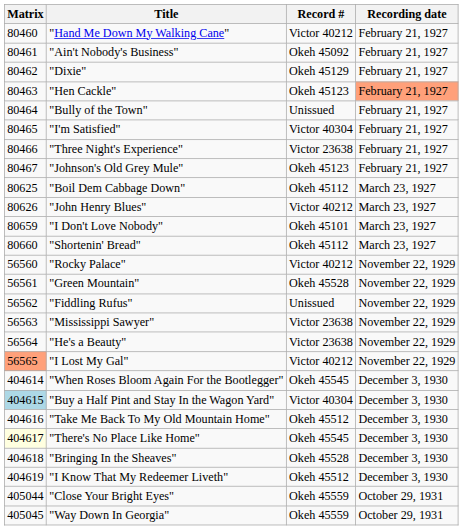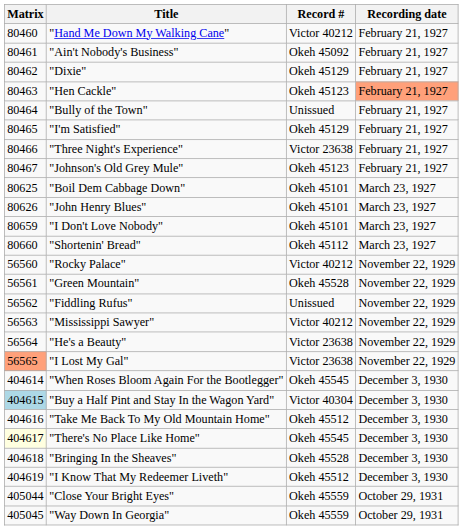(321, 129) Victor 40304 -> (319, 129) Okeh 45129
(319, 187) Okeh 45112 -> (319, 187) Okeh 45101
(321, 206) Victor 40212 -> (319, 206) Okeh 45101
(321, 322) Victor 23638 -> (321, 322) Victor 40212
(321, 361) Victor 40212 -> (321, 361) Victor 23638
